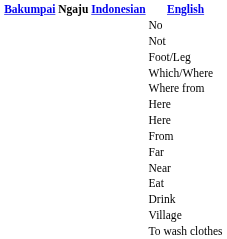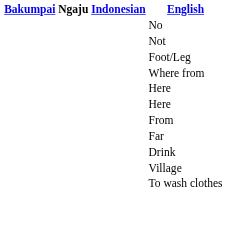- row: (30, 73)
- row: (30, 168)
- row: (30, 184)
